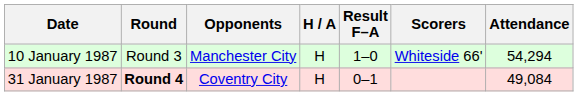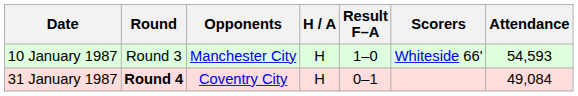(529, 56) 54,294 -> (529, 56) 54,593
